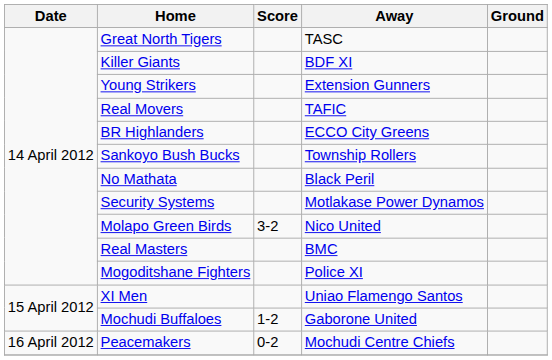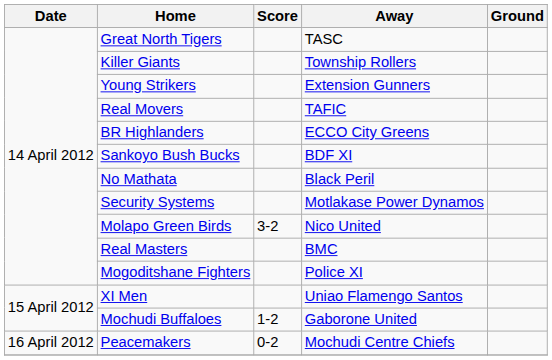(329, 62) BDF XI -> (360, 62) Township Rollers
(360, 156) Township Rollers -> (329, 156) BDF XI
